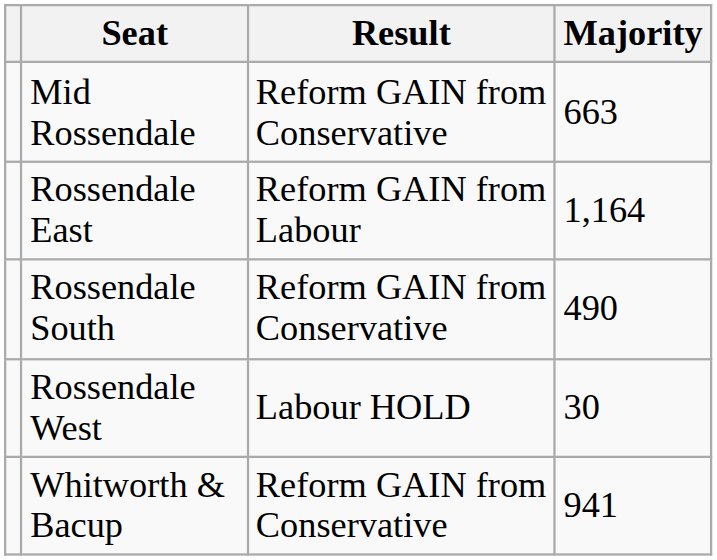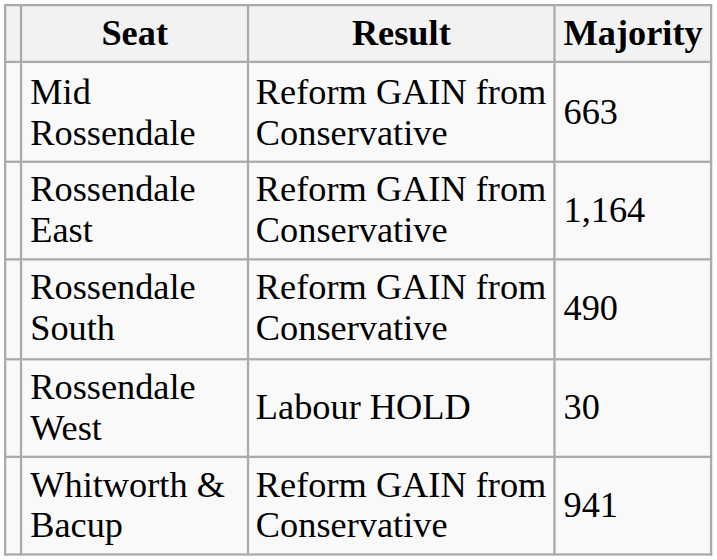(401, 209) Reform GAIN from Labour -> (401, 209) Reform GAIN from Conservative
